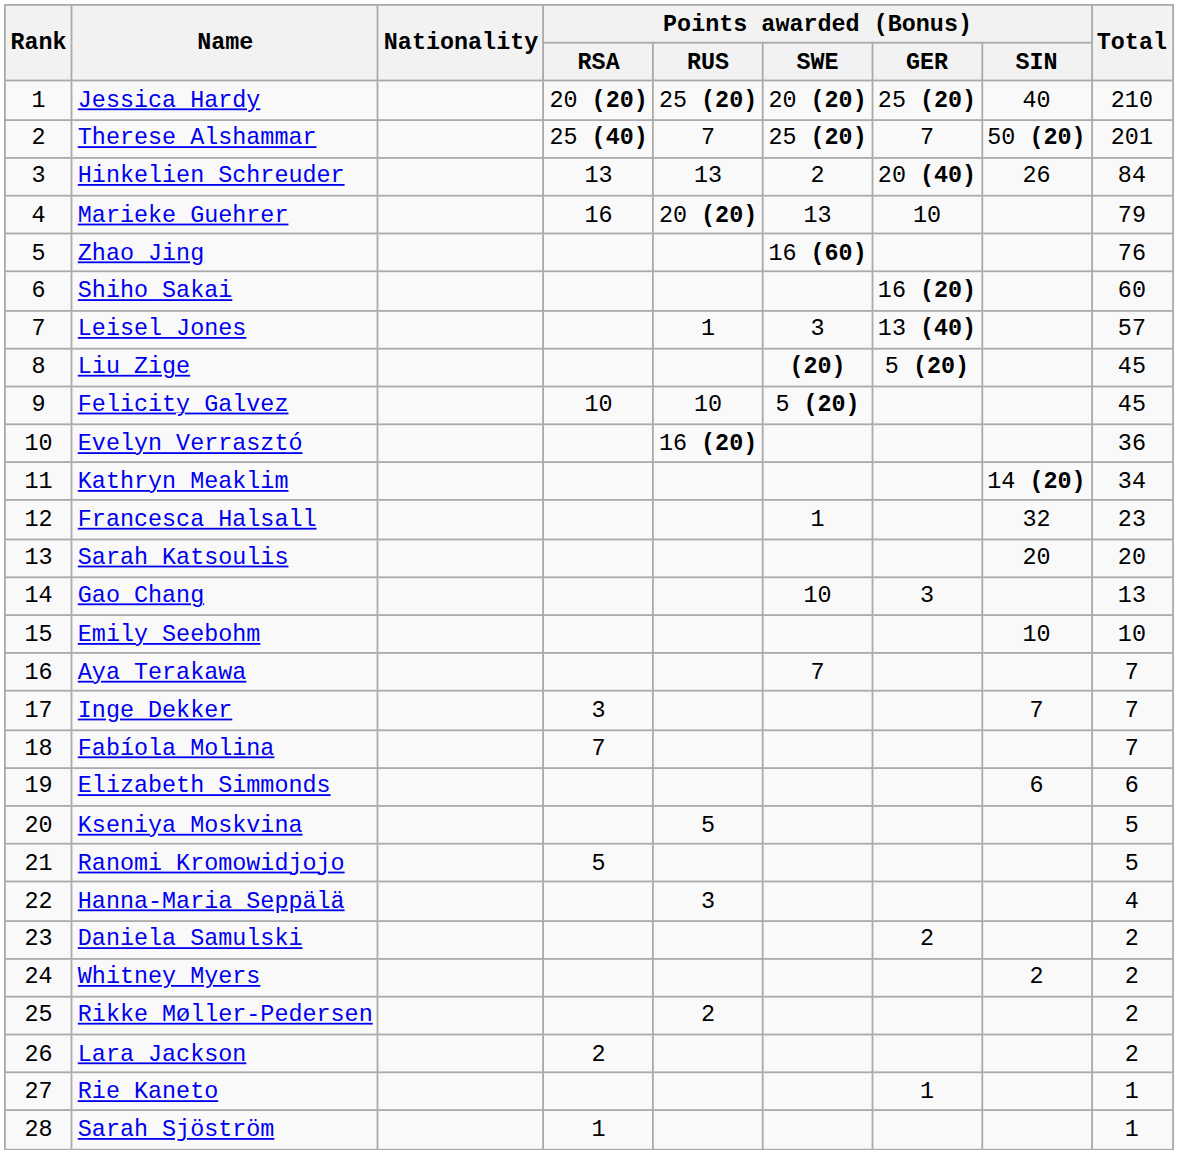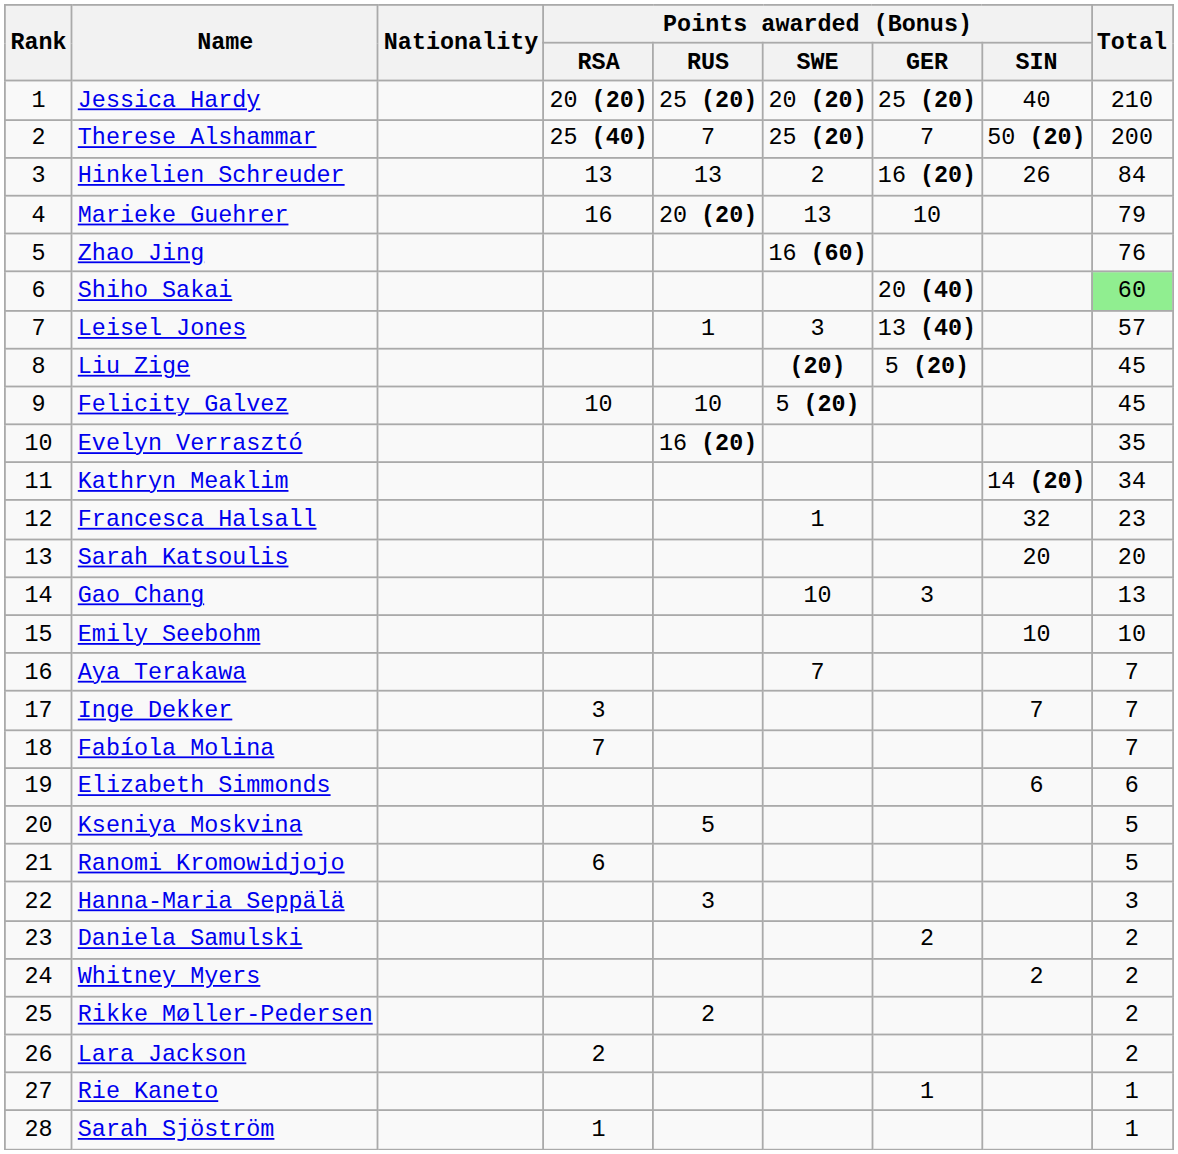(1132, 138) 201 -> (1132, 138) 200
(927, 177) 20 (40) -> (927, 177) 16 (20)
(927, 291) 16 (20) -> (927, 291) 20 (40)
(1132, 291) no background -> (1132, 291) lightgreen background
(1132, 443) 36 -> (1132, 443) 35
(599, 863) 5 -> (599, 863) 6
(1132, 901) 4 -> (1132, 901) 3
